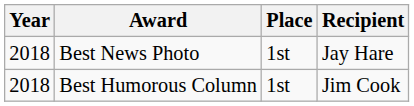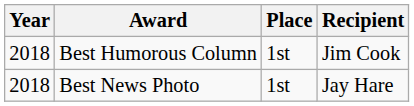rows swapped: (158, 85) <-> (129, 52)
